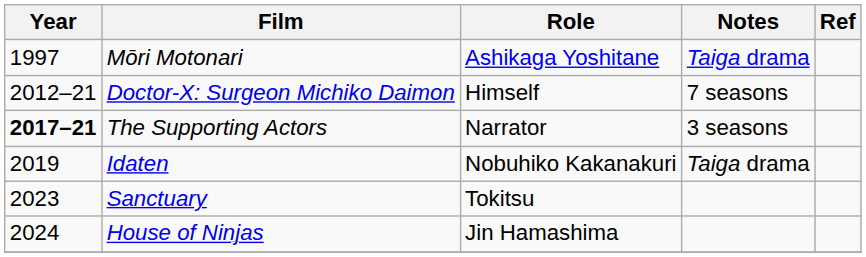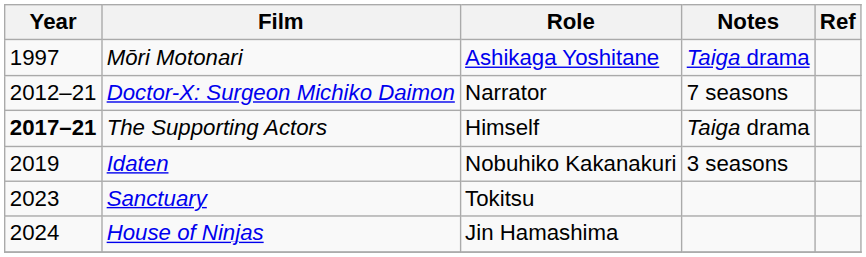(502, 92) Himself -> (506, 92) Narrator
(506, 127) Narrator -> (502, 127) Himself
(737, 127) 3 seasons -> (748, 127) Taiga drama
(748, 163) Taiga drama -> (737, 163) 3 seasons
